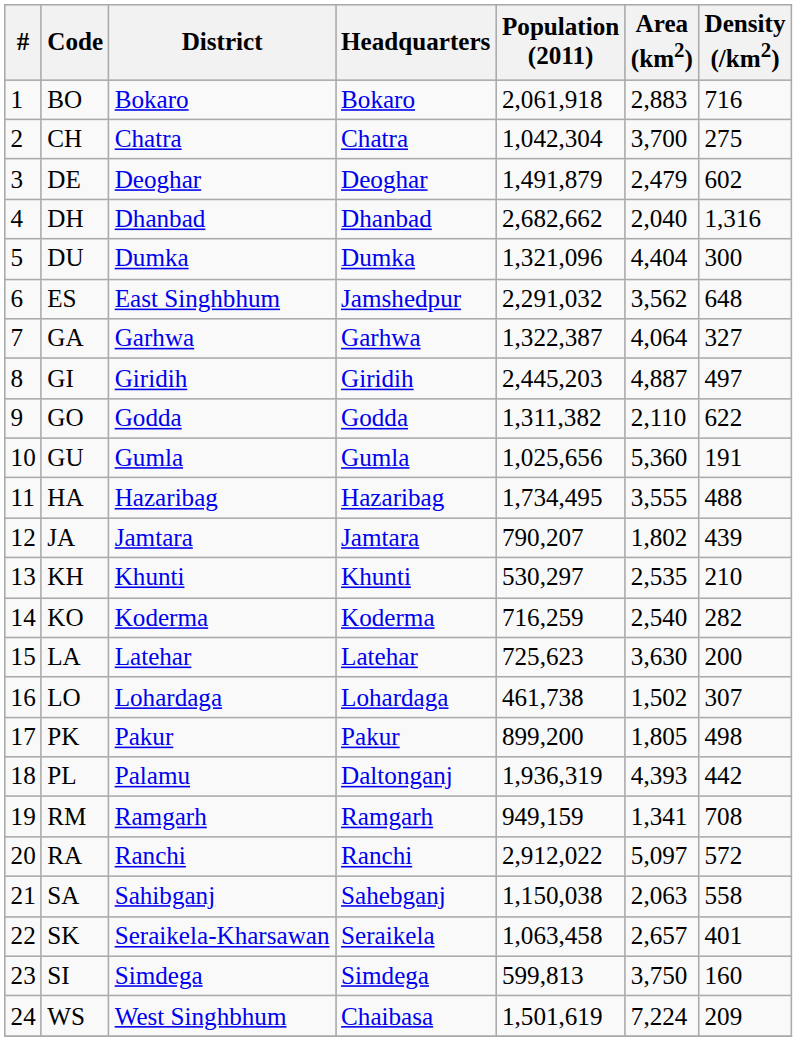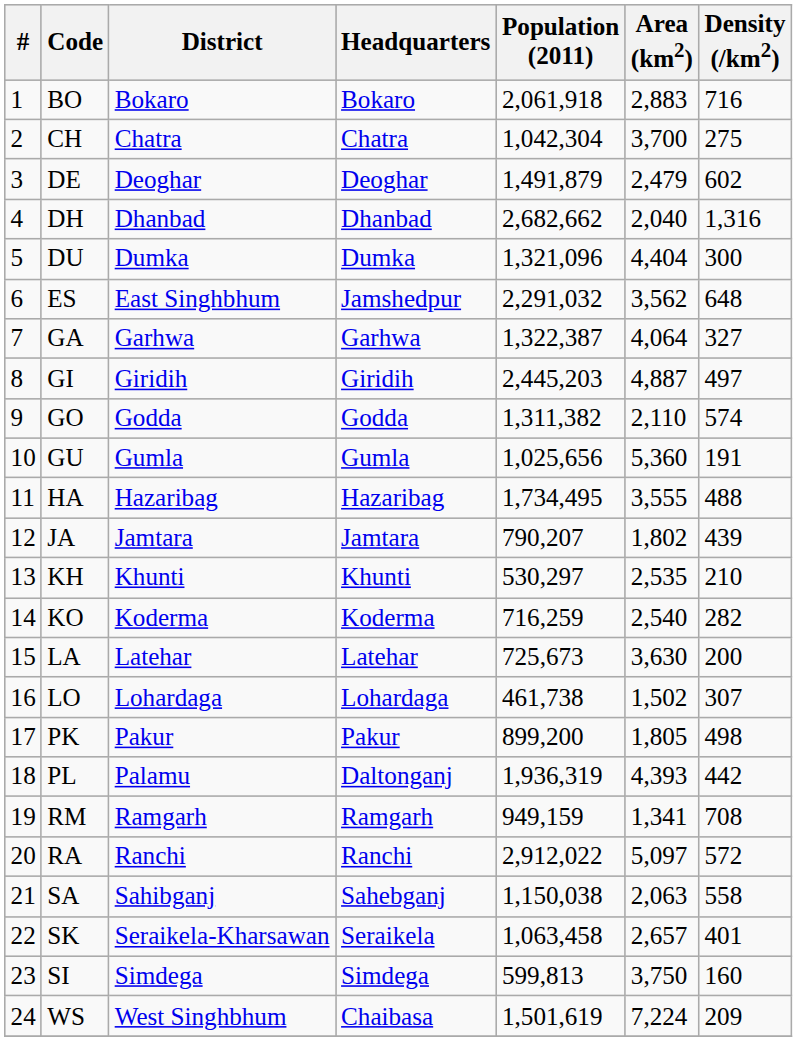(723, 418) 622 -> (723, 418) 574
(543, 657) 725,623 -> (543, 657) 725,673
